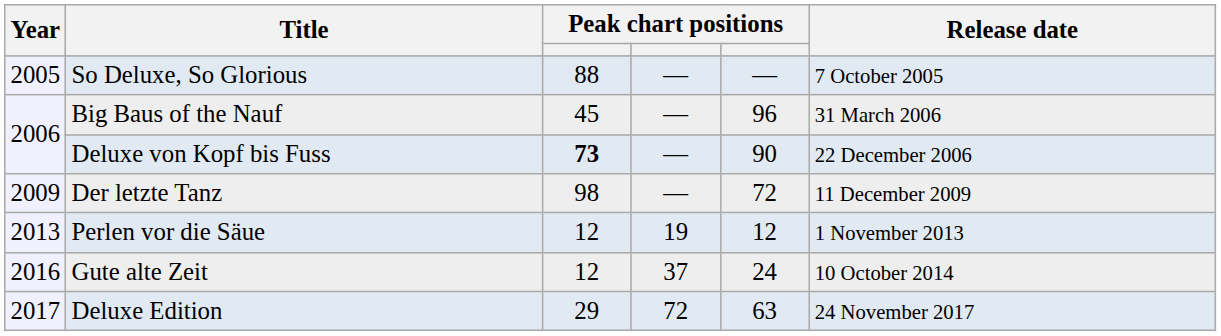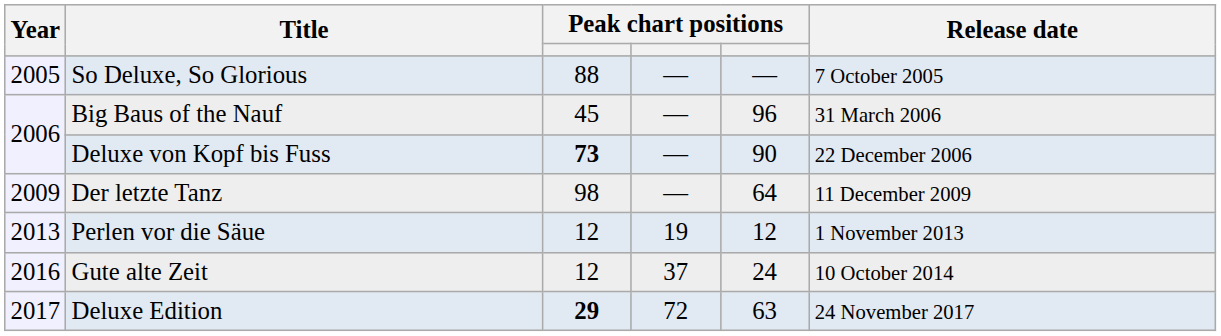(765, 192) 72 -> (765, 192) 64
(587, 310) normal -> (587, 310) bold
